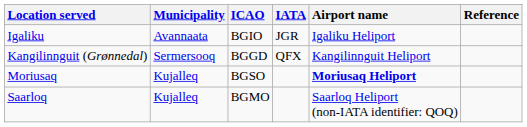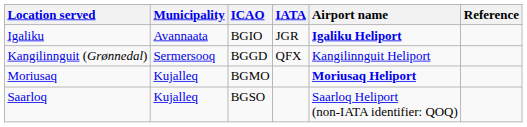(354, 35) normal -> (357, 35) bold
(248, 76) BGSO -> (250, 76) BGMO
(250, 96) BGMO -> (248, 96) BGSO
